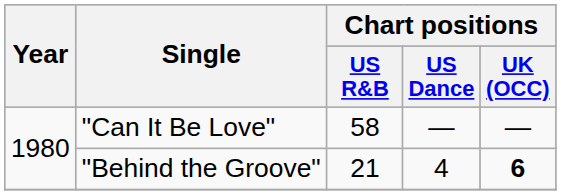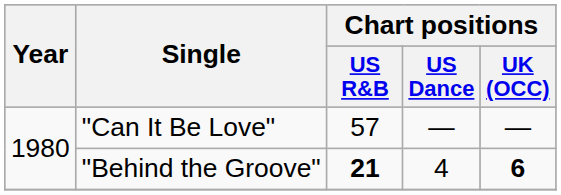(365, 127) 58 -> (365, 127) 57
(365, 169) normal -> (365, 169) bold
